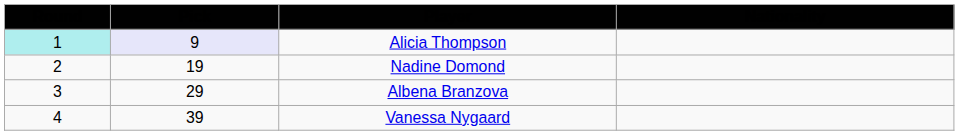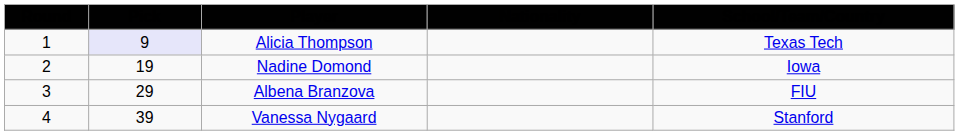+ column: (803, 17)
(57, 42) paleturquoise background -> (46, 42) no background
